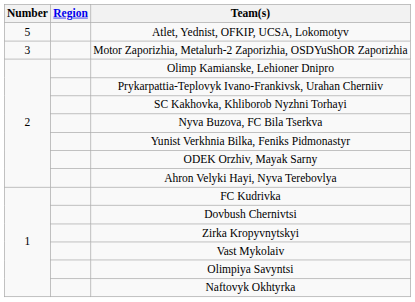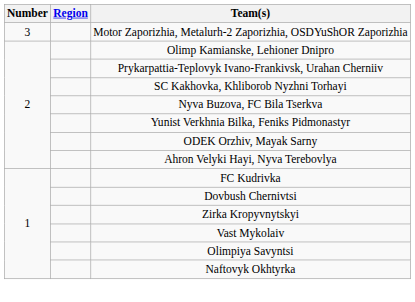- row: (250, 31)
